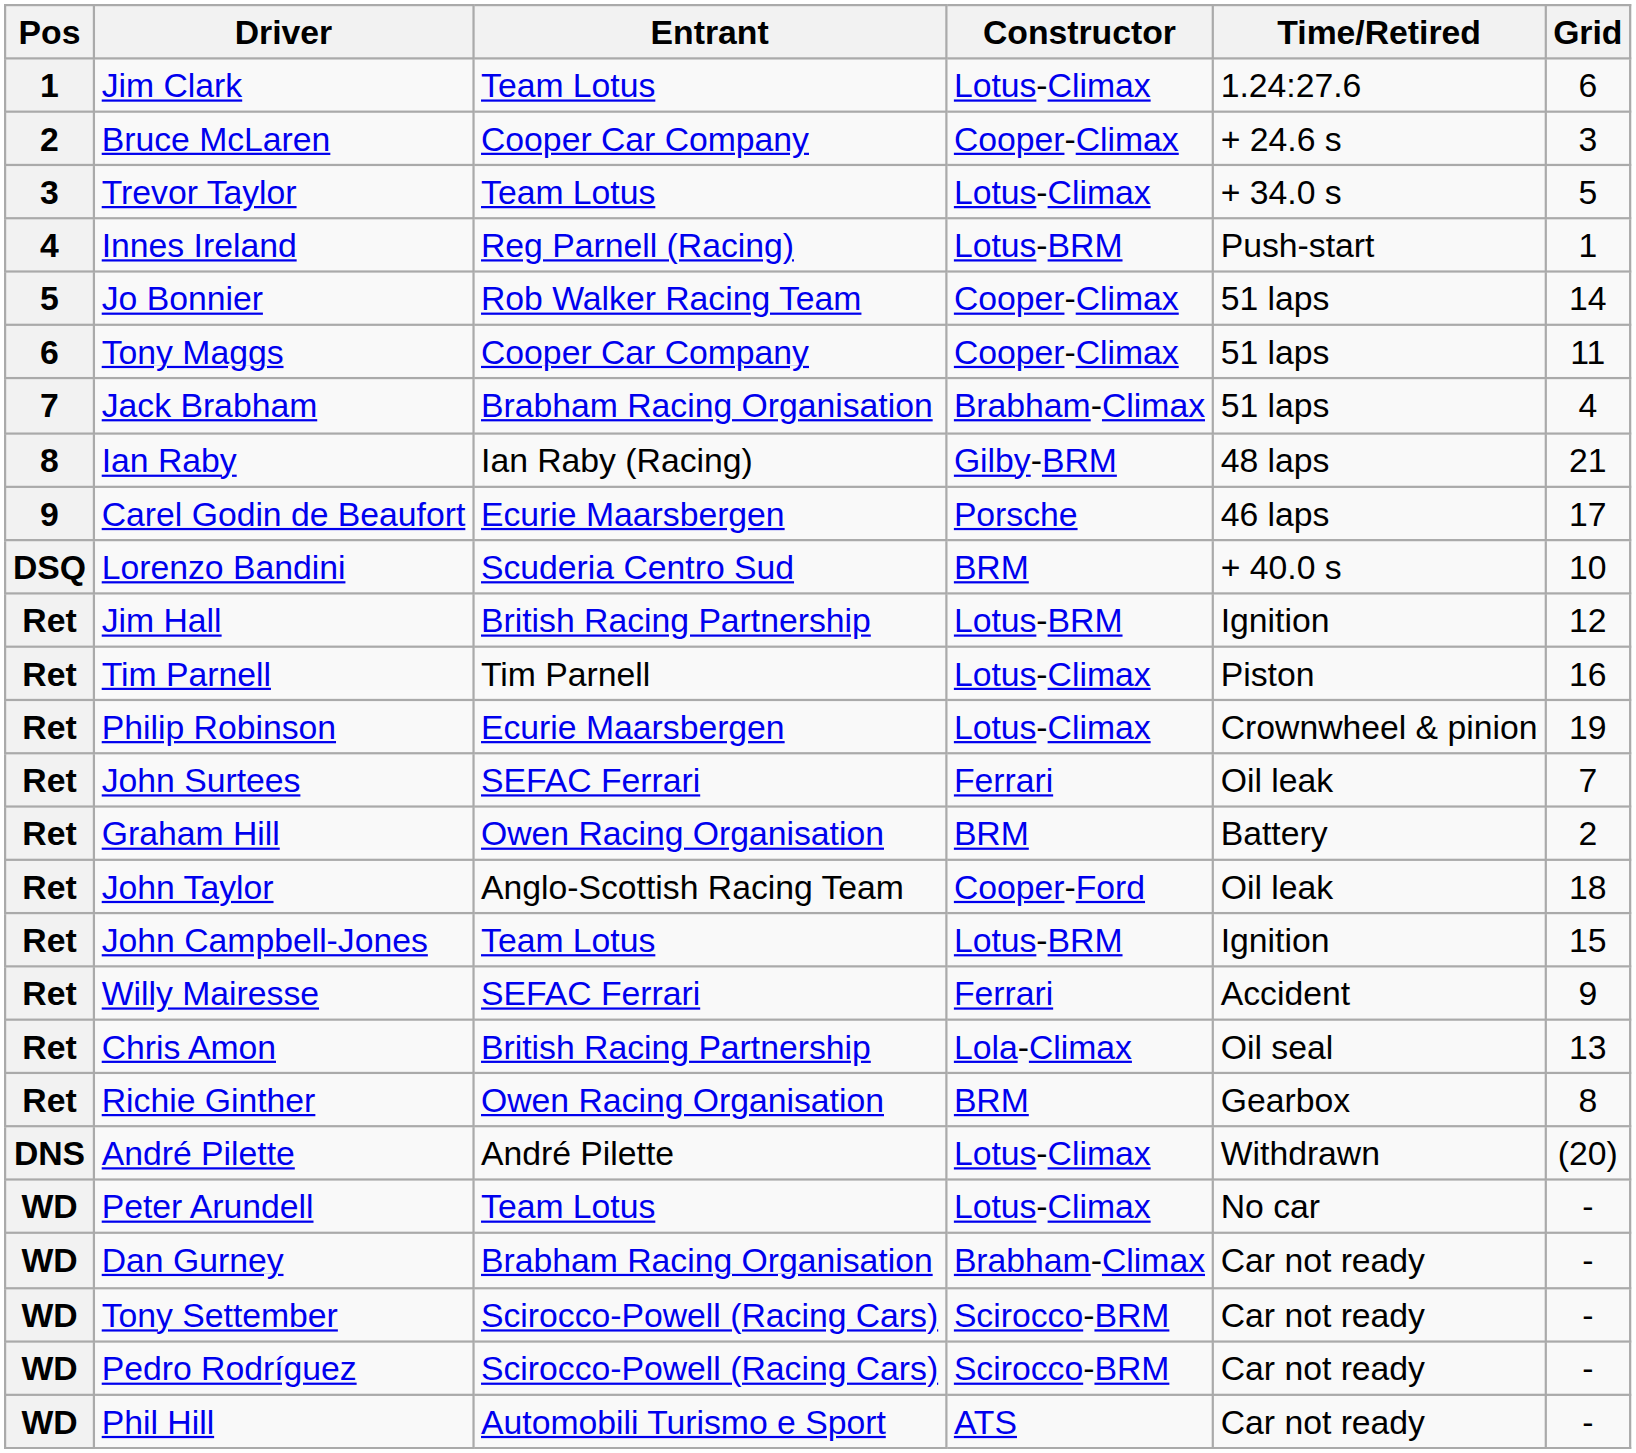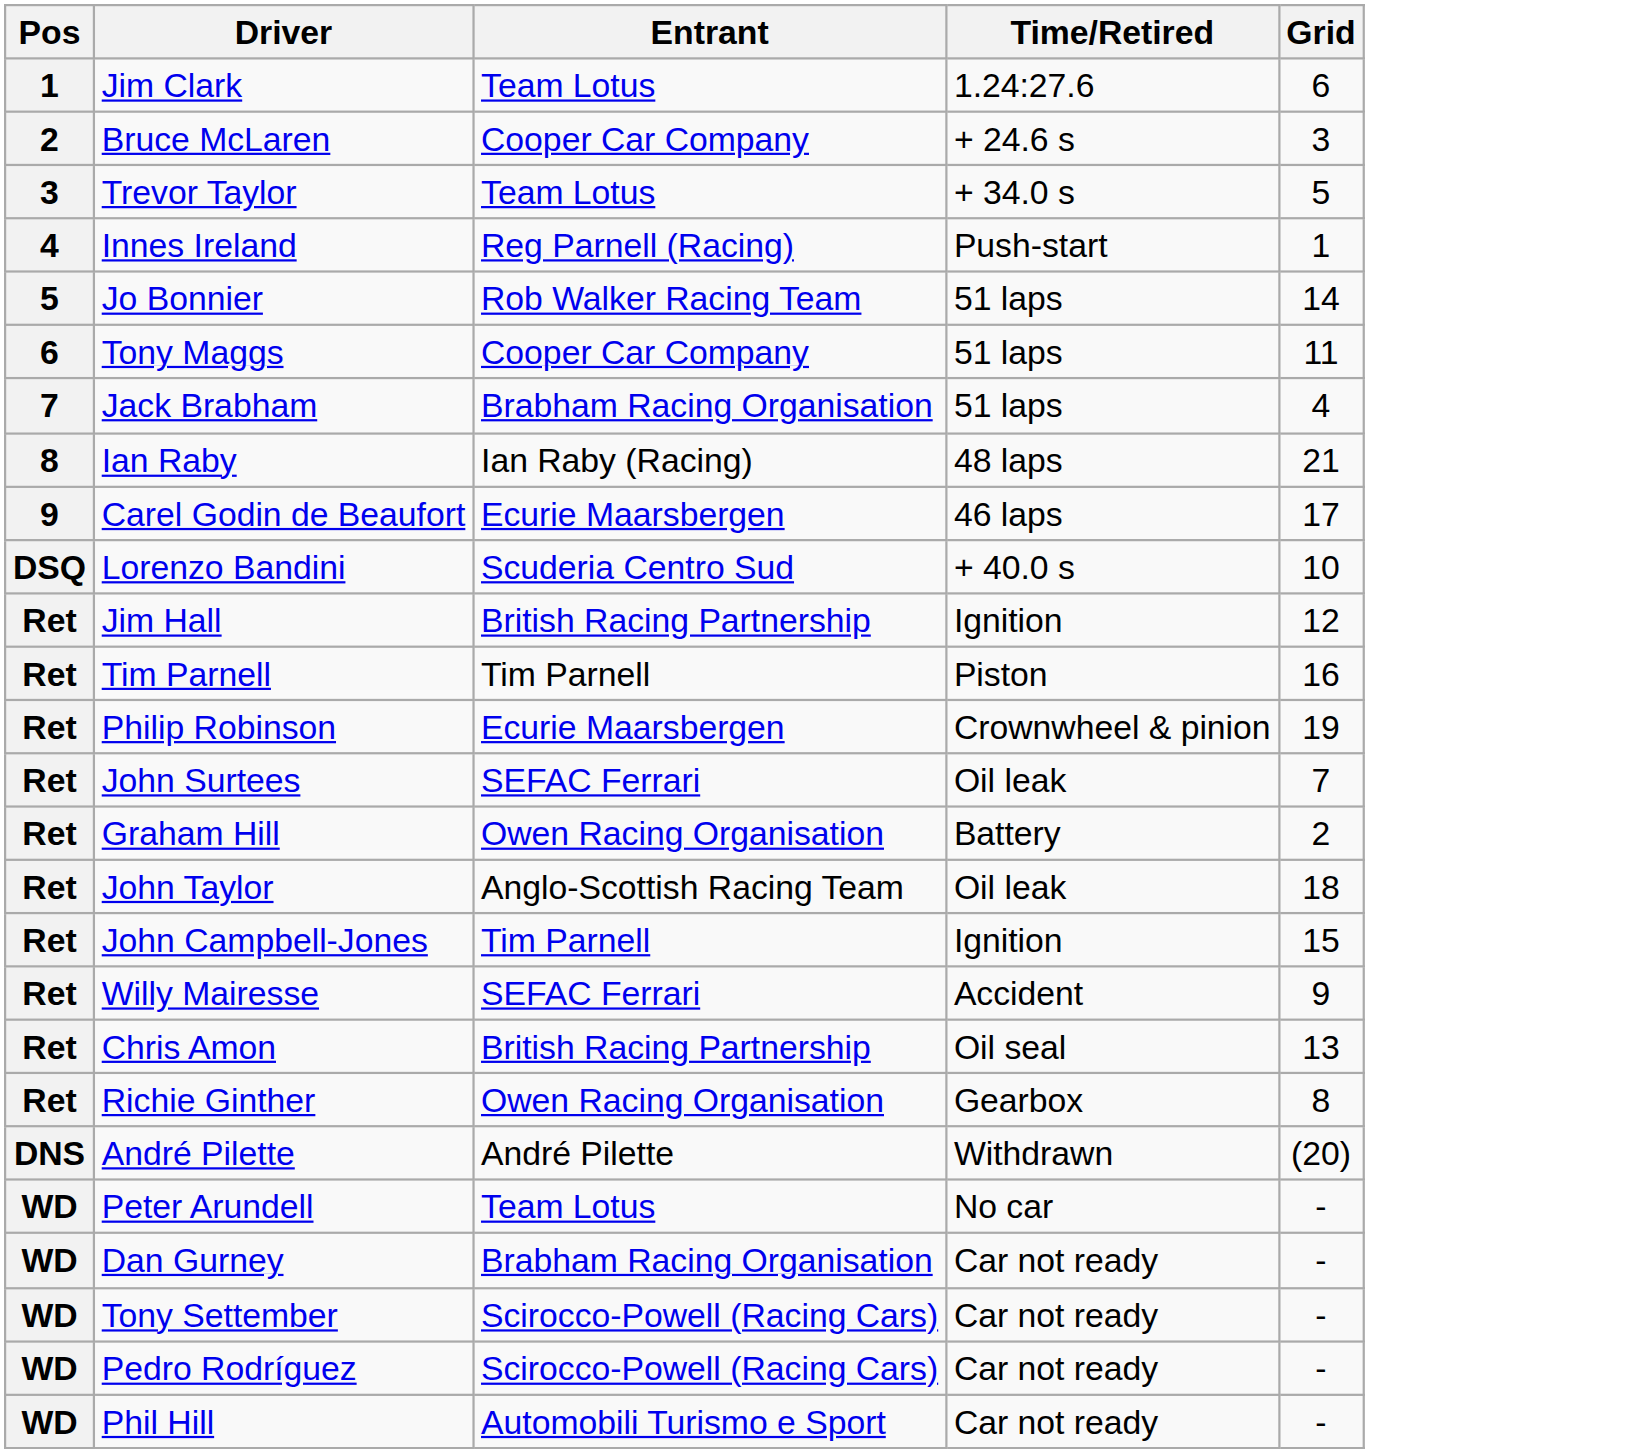- column: (1079, 32)
(568, 940) Team Lotus -> (566, 940) Tim Parnell
